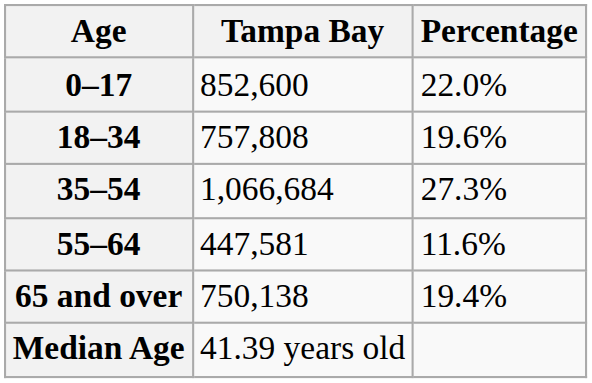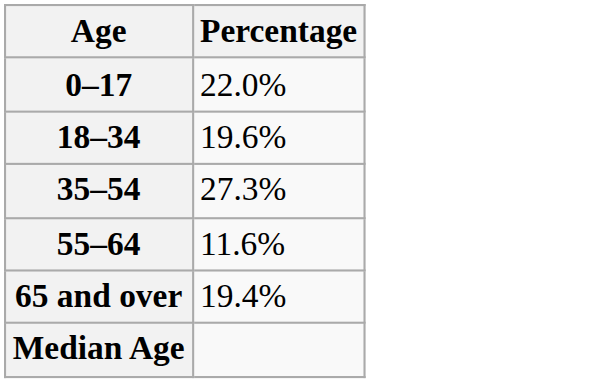- column: (303, 31)
